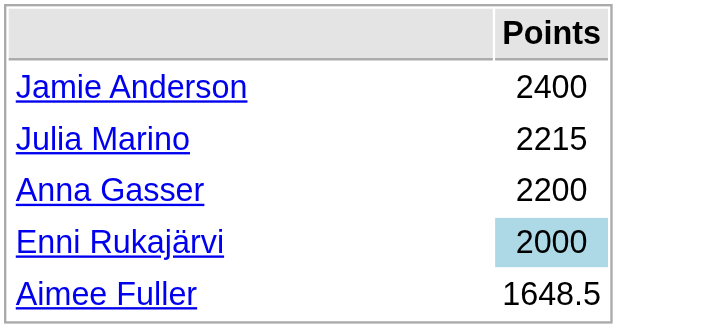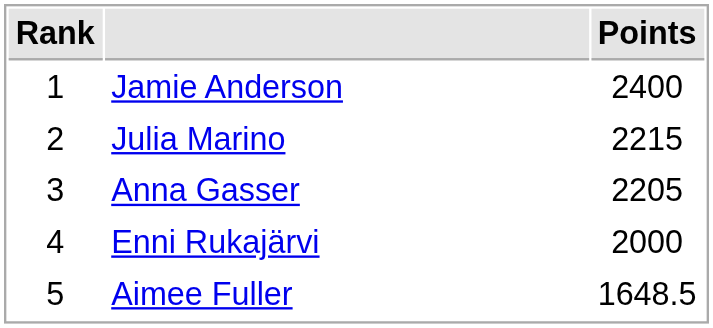+ column: (55, 33)
(552, 191) 2200 -> (647, 191) 2205
(552, 243) lightblue background -> (647, 243) no background
